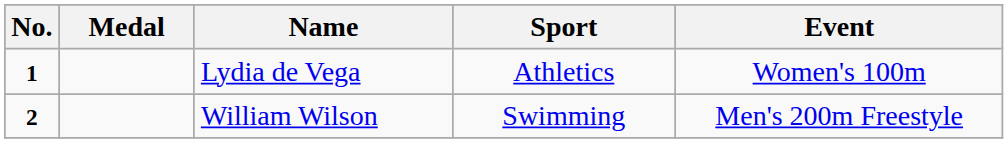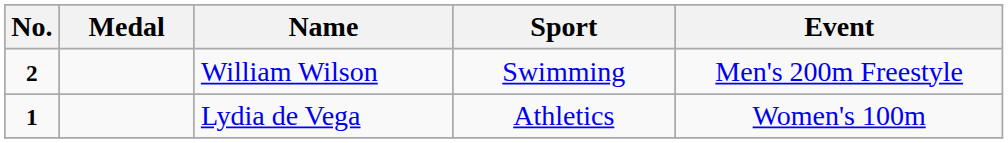rows swapped: (281, 71) <-> (289, 115)
